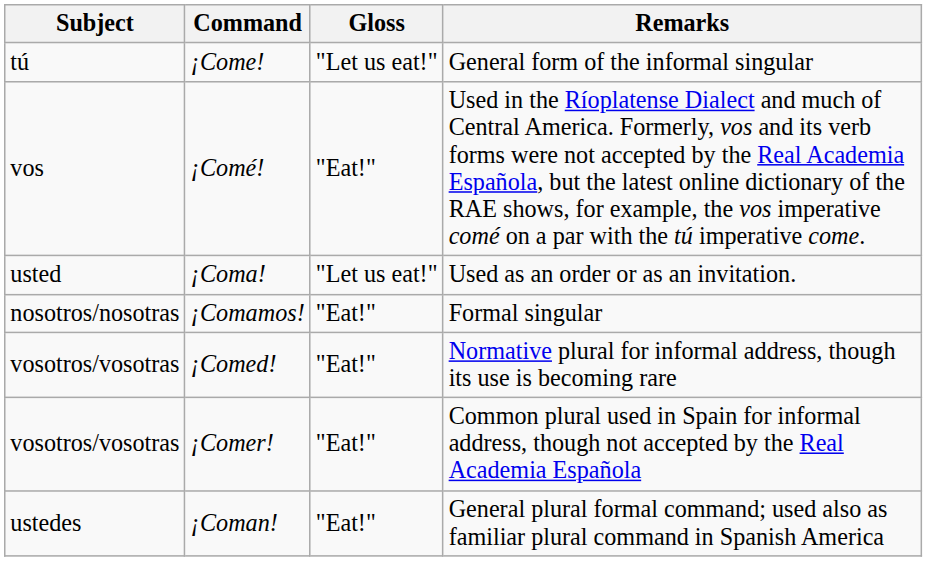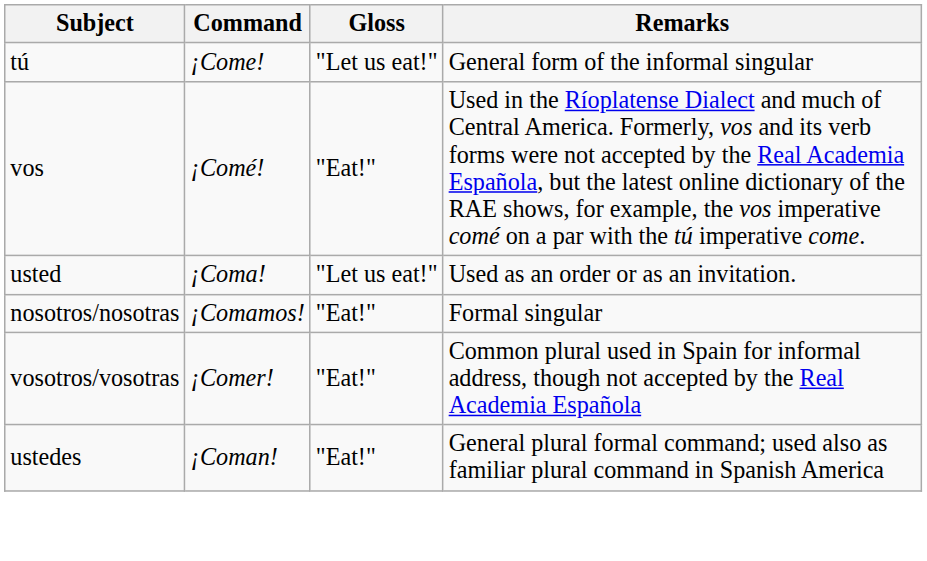- row: (234, 364)
